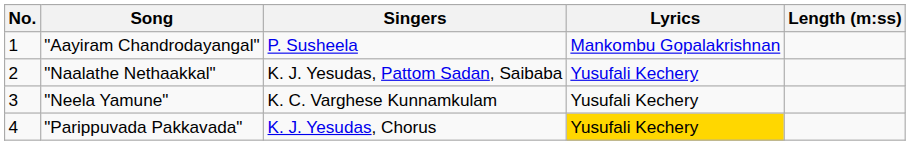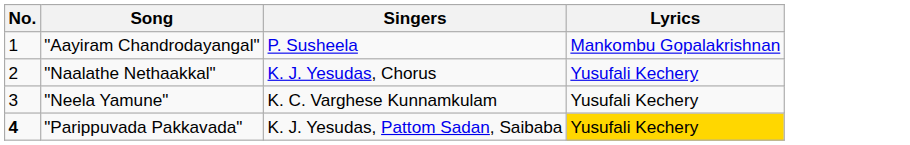- column: (845, 18)
(415, 73) K. J. Yesudas, Pattom Sadan, Saibaba -> (352, 73) K. J. Yesudas, Chorus
(13, 127) normal -> (13, 127) bold
(352, 127) K. J. Yesudas, Chorus -> (415, 127) K. J. Yesudas, Pattom Sadan, Saibaba
